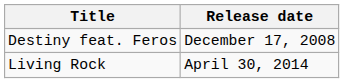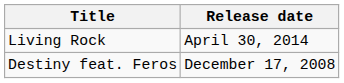rows swapped: (93, 41) <-> (57, 65)
